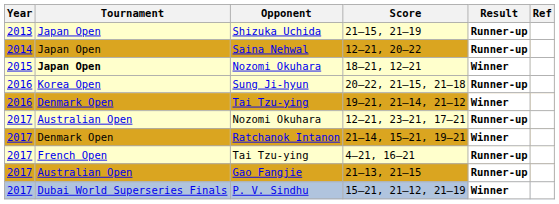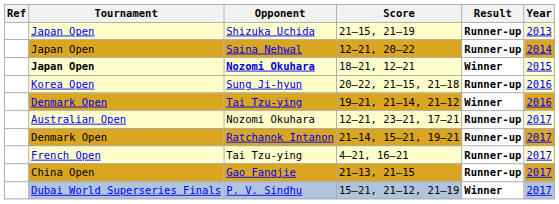columns swapped: (20, 13) <-> (542, 13)
(277, 66) normal -> (271, 66) bold
(490, 137) Winner -> (493, 137) Runner-up
(85, 172) Australian Open -> (63, 172) China Open
